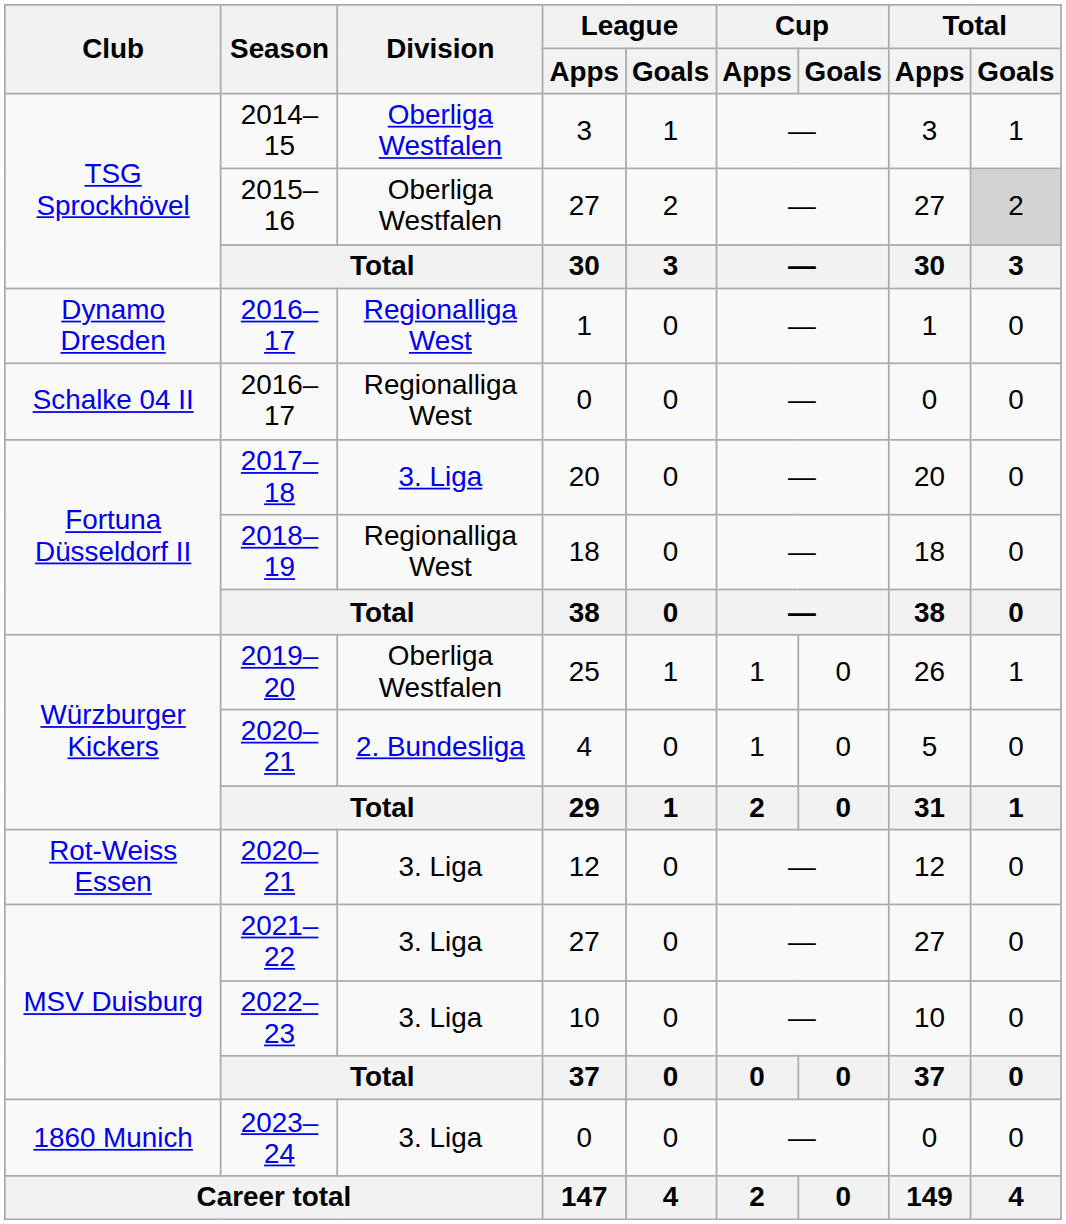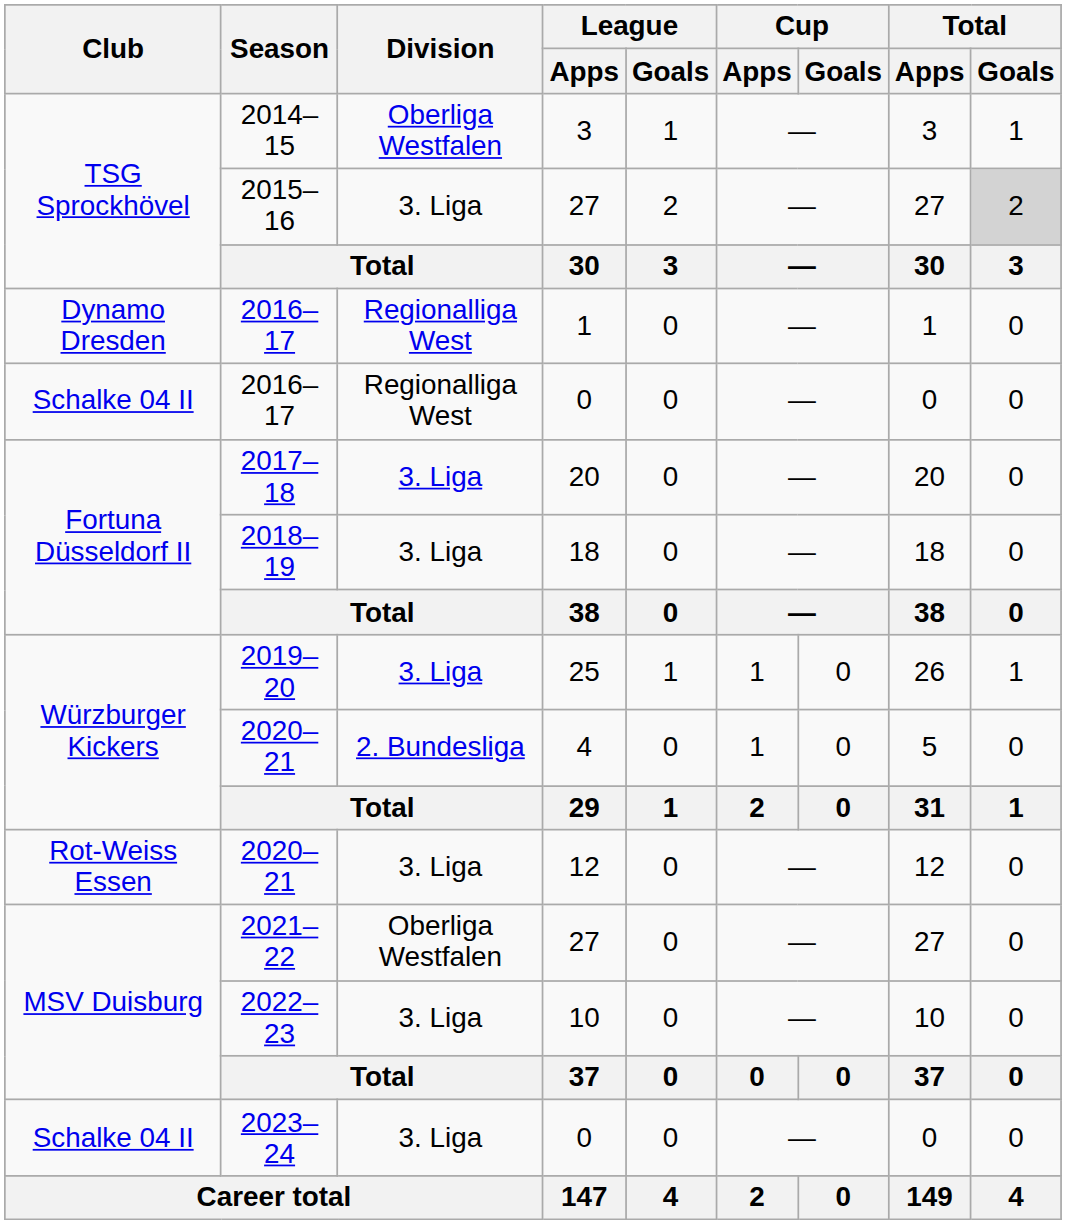(440, 206) Oberliga Westfalen -> (440, 206) 3. Liga
(440, 552) Regionalliga West -> (440, 552) 3. Liga
(440, 671) Oberliga Westfalen -> (440, 671) 3. Liga
(440, 942) 3. Liga -> (440, 942) Oberliga Westfalen
(113, 1137) 1860 Munich -> (113, 1137) Schalke 04 II
